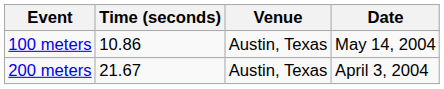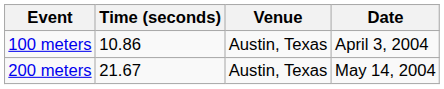(385, 44) May 14, 2004 -> (382, 44) April 3, 2004
(382, 70) April 3, 2004 -> (385, 70) May 14, 2004
